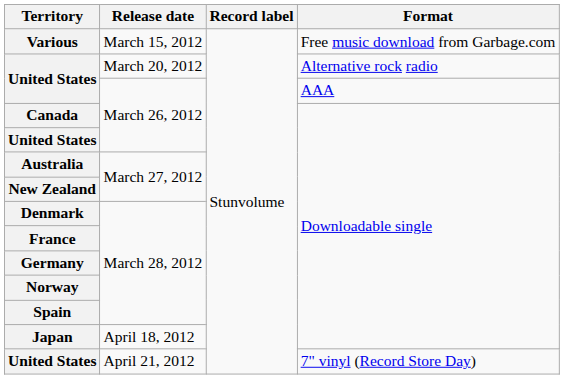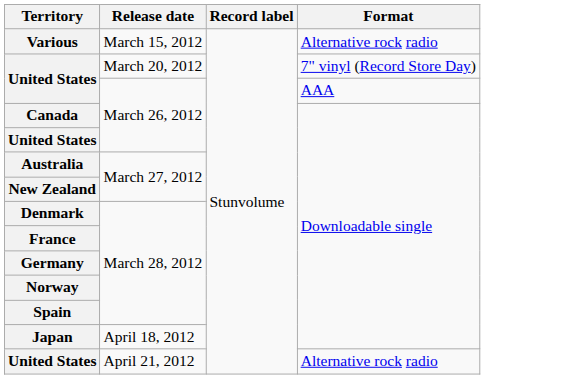(428, 41) Free music download from Garbage.com -> (369, 41) Alternative rock radio
(369, 66) Alternative rock radio -> (388, 66) 7" vinyl (Record Store Day)
(388, 361) 7" vinyl (Record Store Day) -> (369, 361) Alternative rock radio
